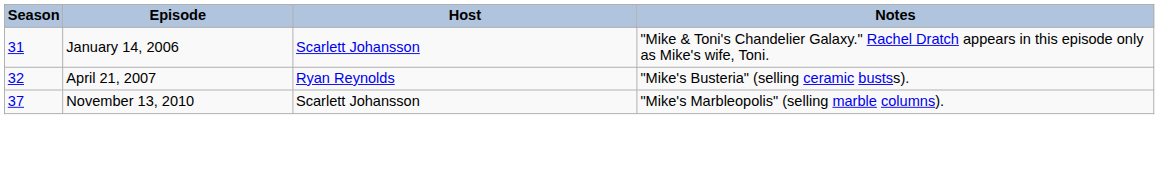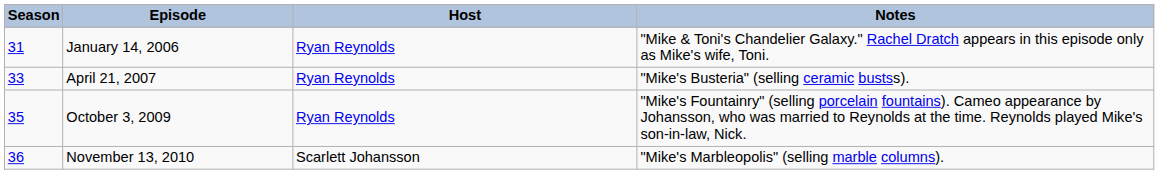(358, 47) Scarlett Johansson -> (345, 47) Ryan Reynolds
(16, 78) 32 -> (16, 78) 33
+ row: (119, 118)
(16, 101) 37 -> (16, 157) 36
